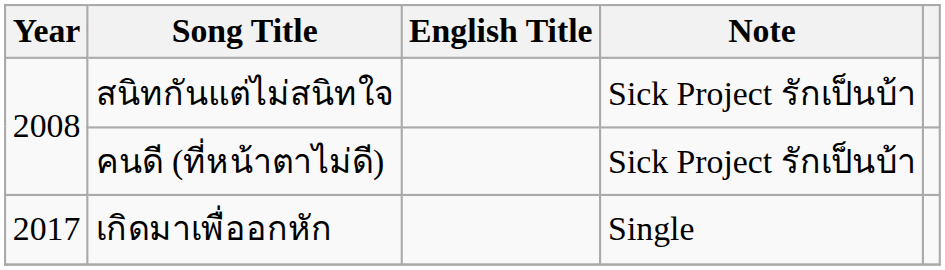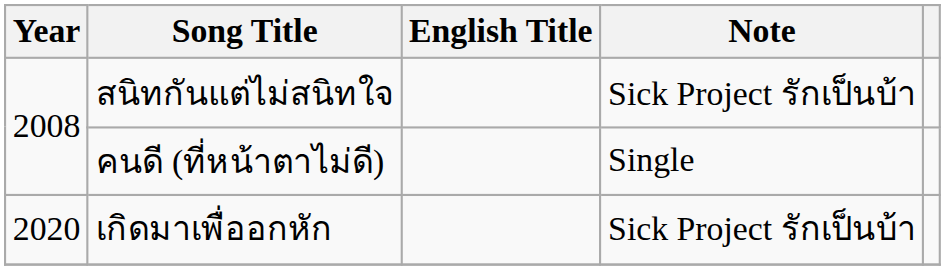(762, 161) Sick Project รักเป็นบ้า -> (651, 160) Single
(47, 228) 2017 -> (47, 228) 2020
(651, 228) Single -> (762, 229) Sick Project รักเป็นบ้า
